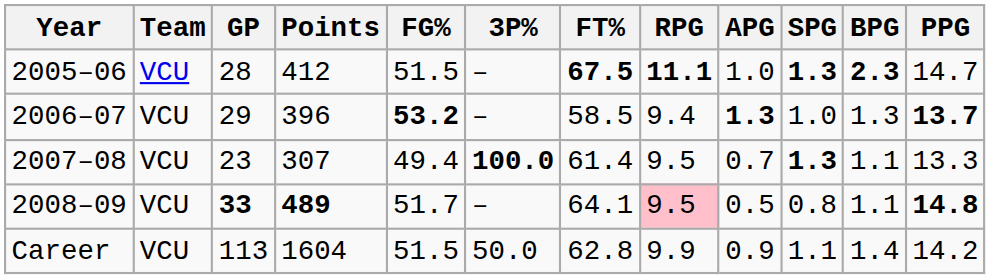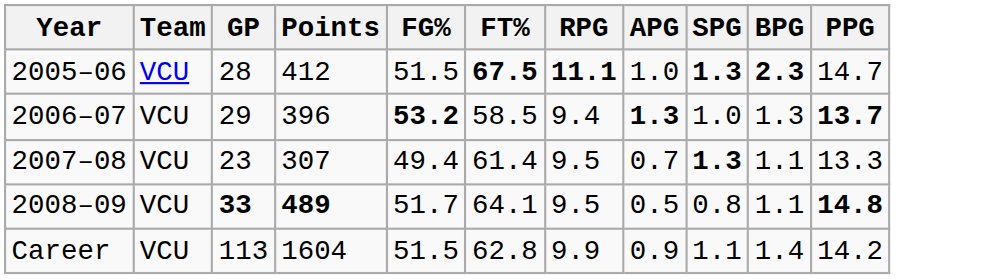- column: (513, 27)
(671, 206) pink background -> (576, 206) no background
